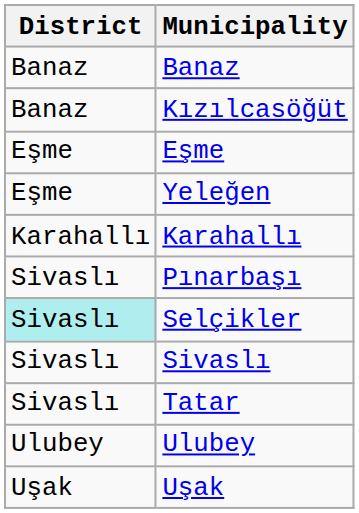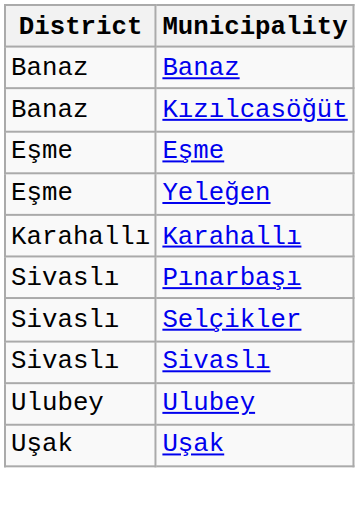(65, 320) paleturquoise background -> (65, 320) no background
- row: (201, 404)
